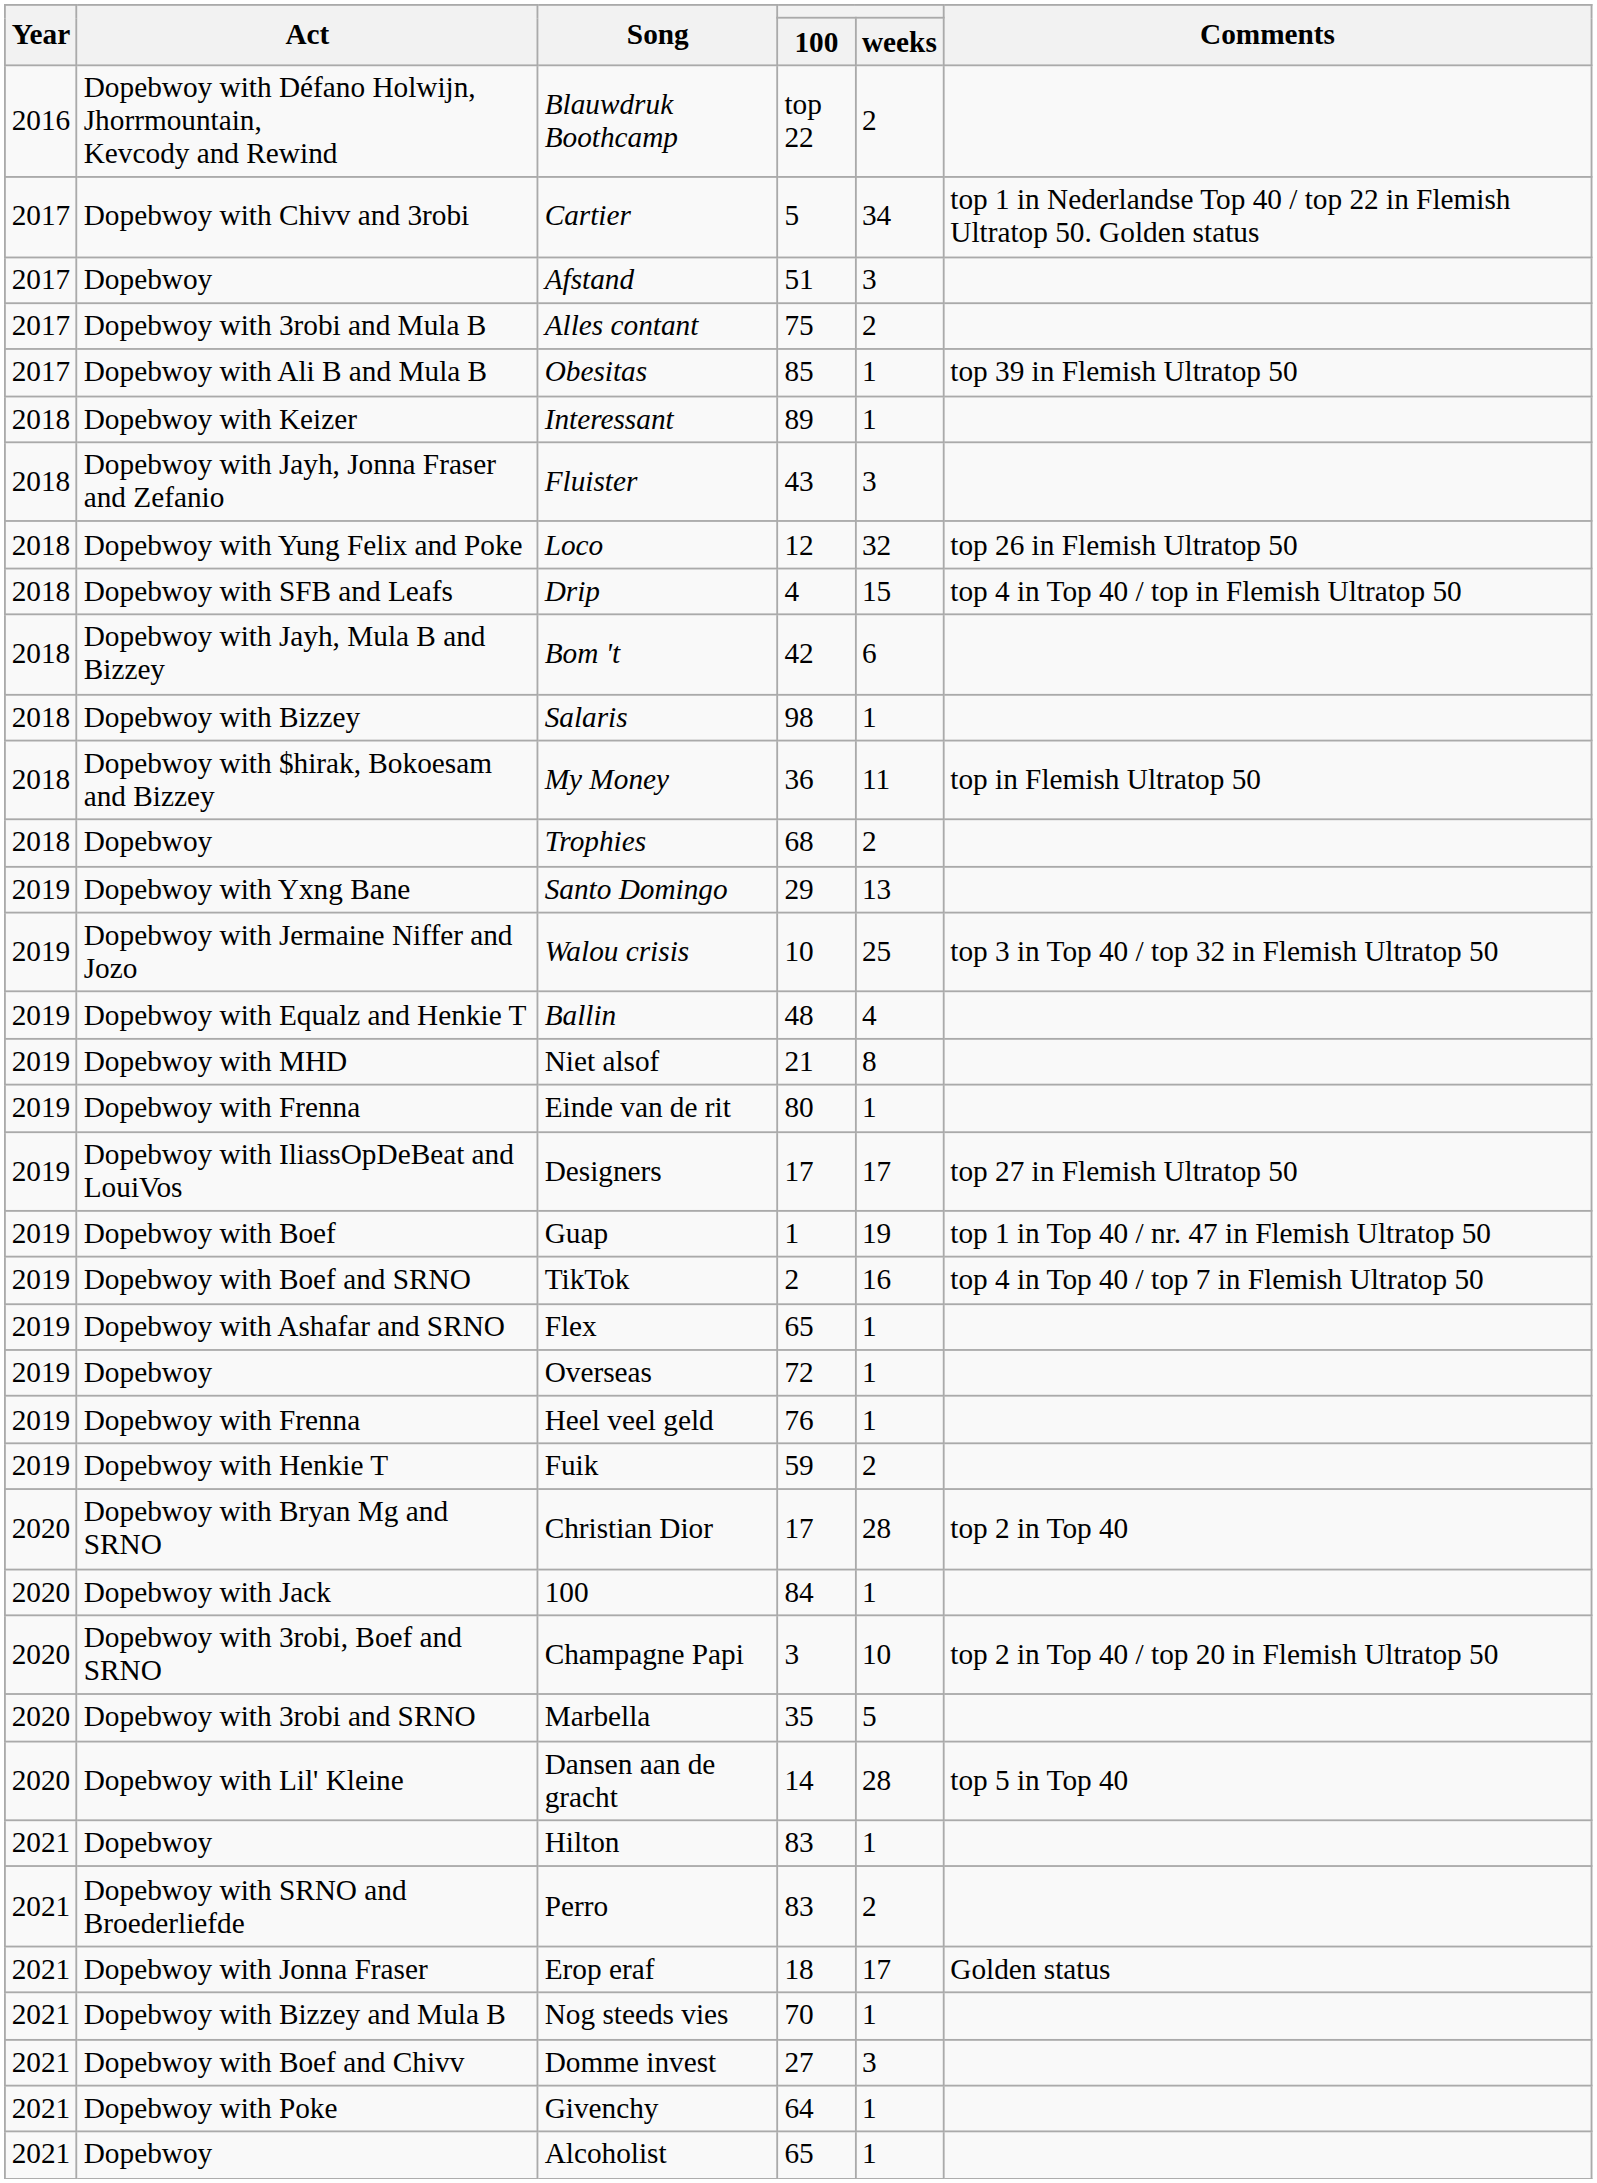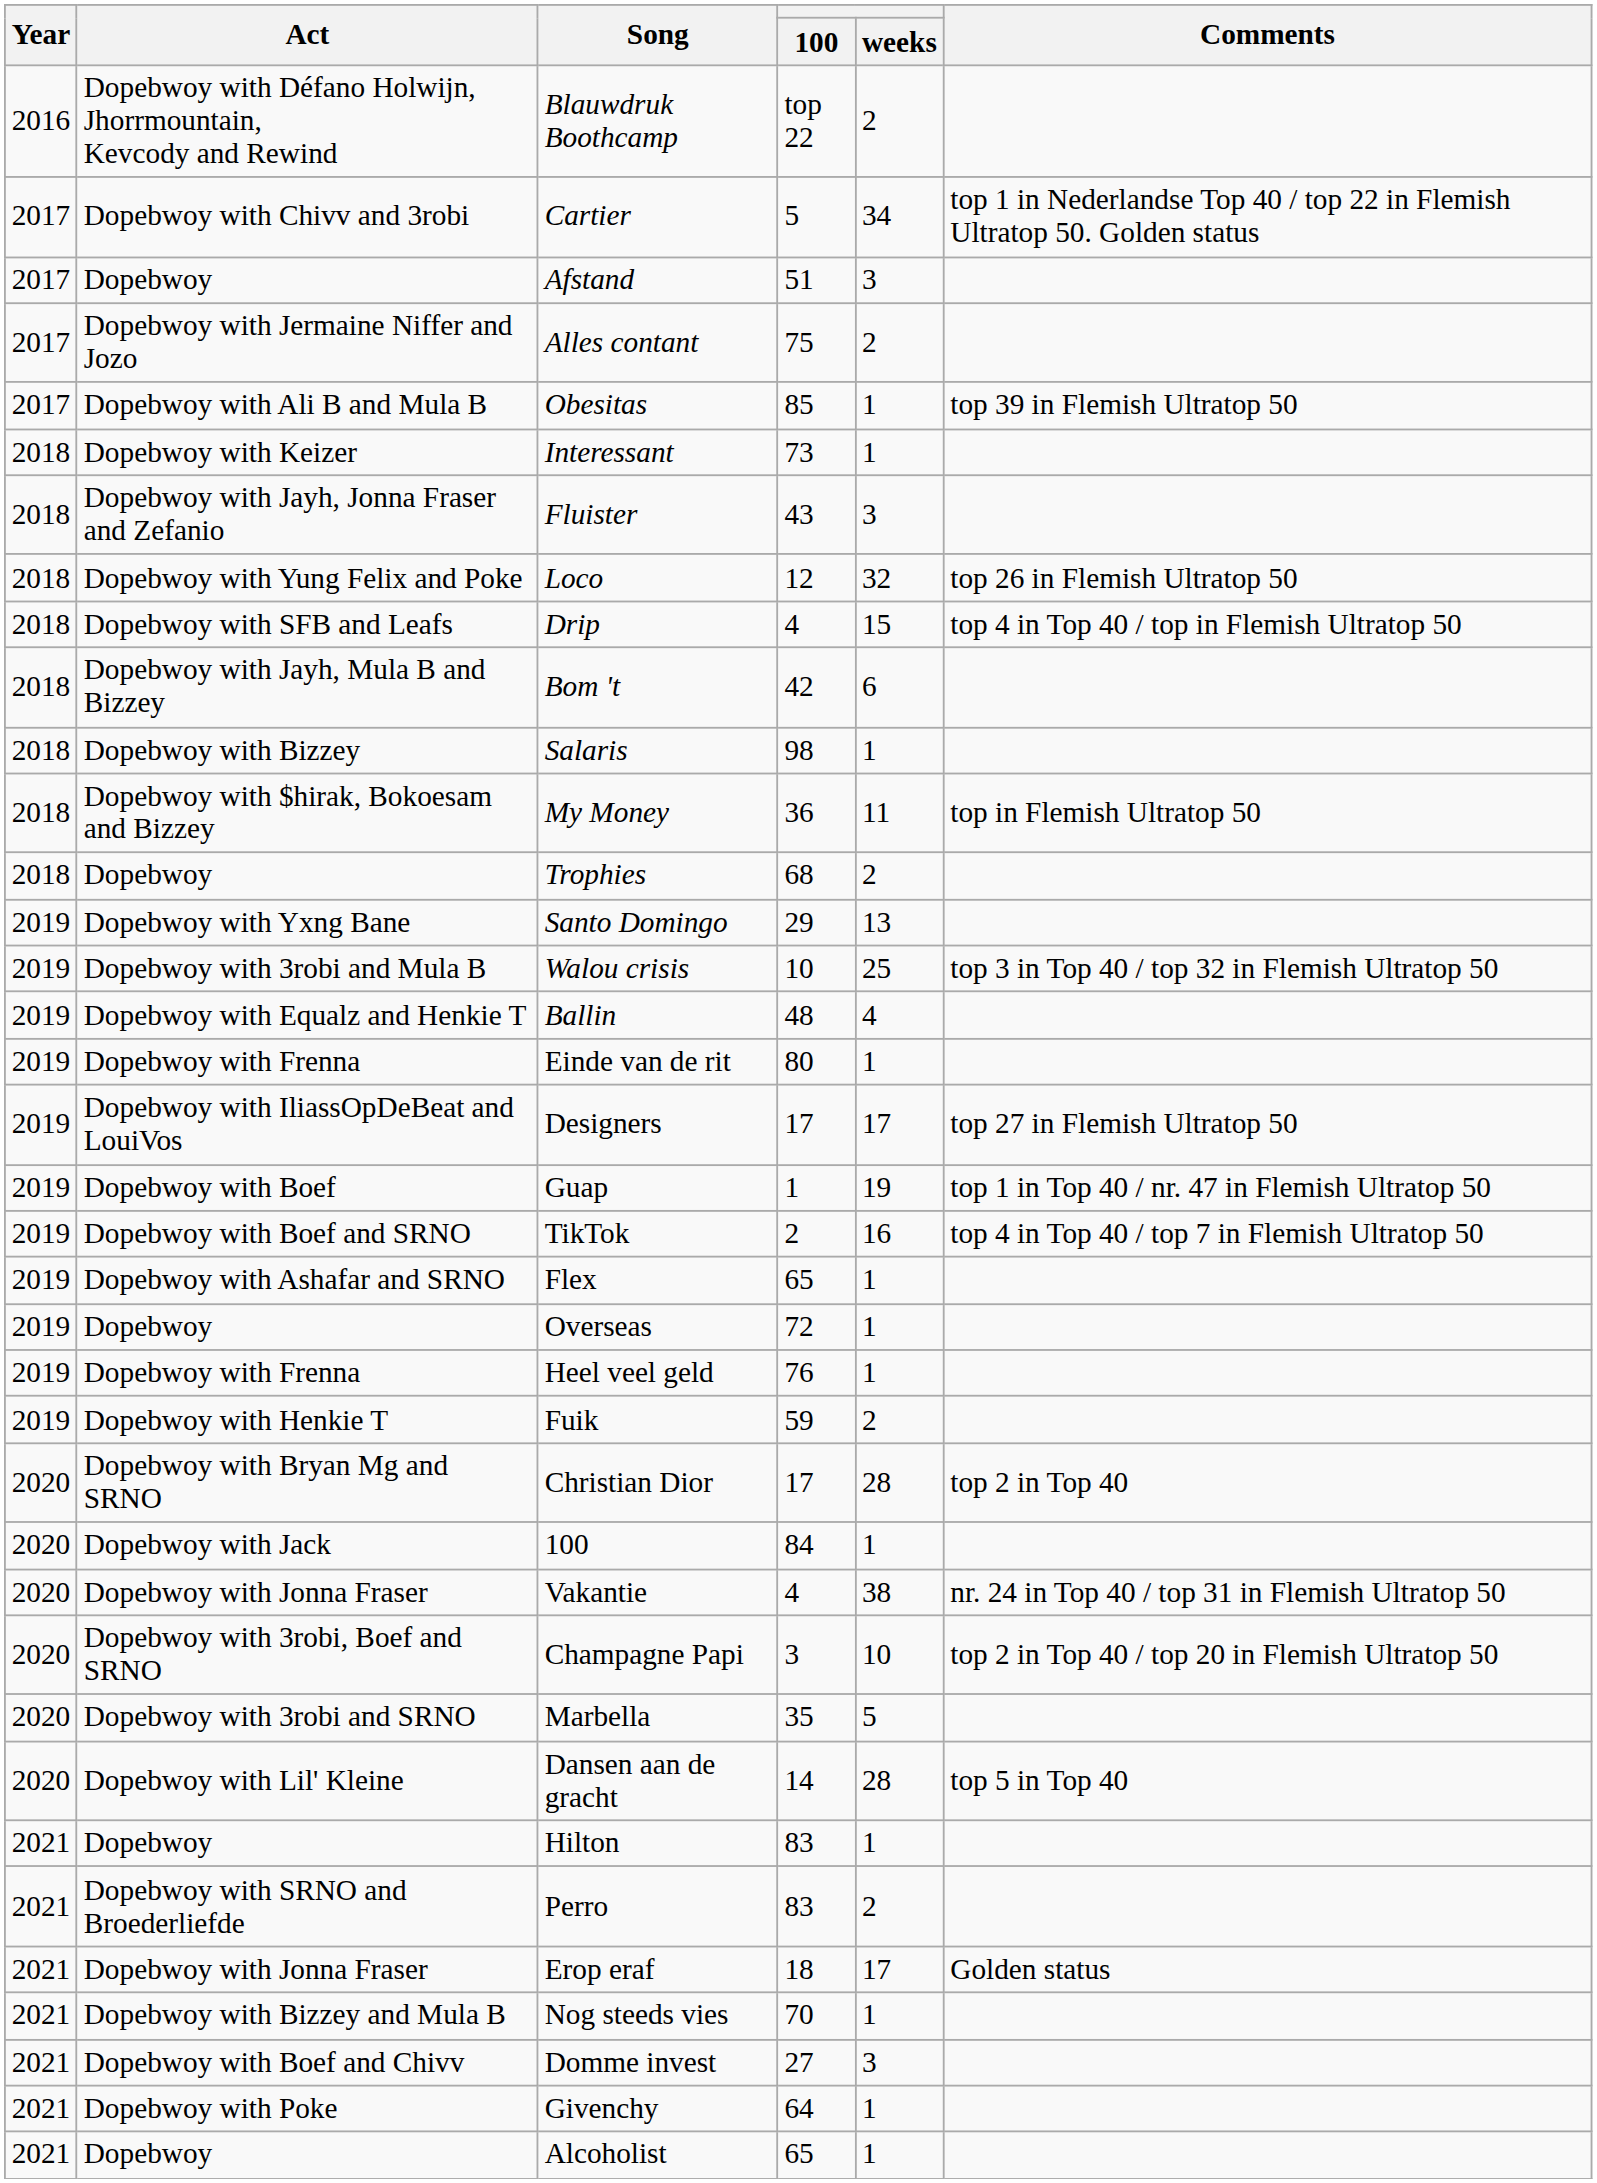(285, 325) Dopebwoy with 3robi and Mula B -> (298, 342) Dopebwoy with Jermaine Niffer and Jozo
(799, 418) 89 -> (799, 451) 73
(298, 951) Dopebwoy with Jermaine Niffer and Jozo -> (285, 968) Dopebwoy with 3robi and Mula B
- row: (602, 1061)
+ row: (596, 1591)
